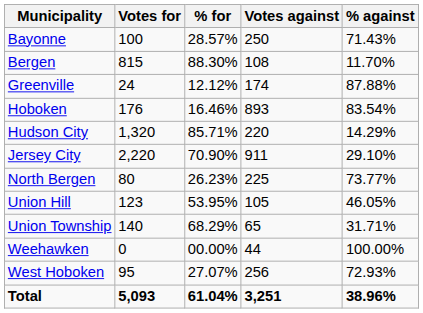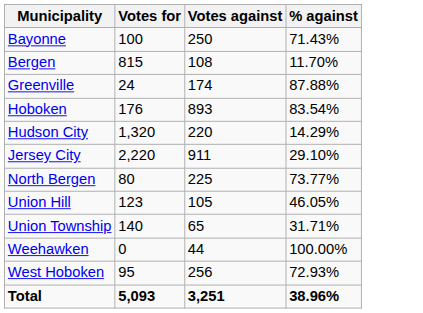- column: (213, 16)
